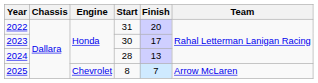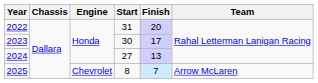(127, 56) 28 -> (127, 56) 27
